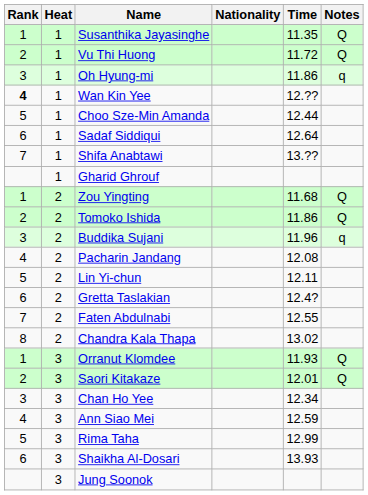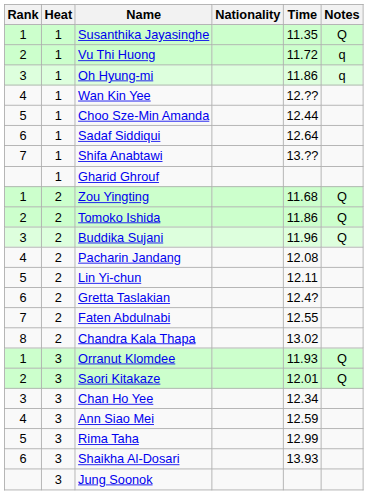(342, 55) Q -> (342, 55) q
(23, 96) bold -> (23, 96) normal
(342, 237) q -> (342, 237) Q
